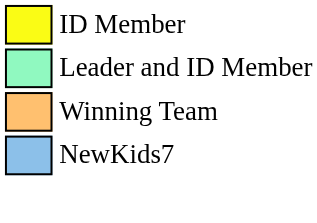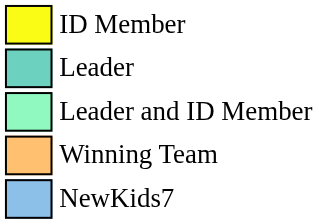+ row: (97, 67)
